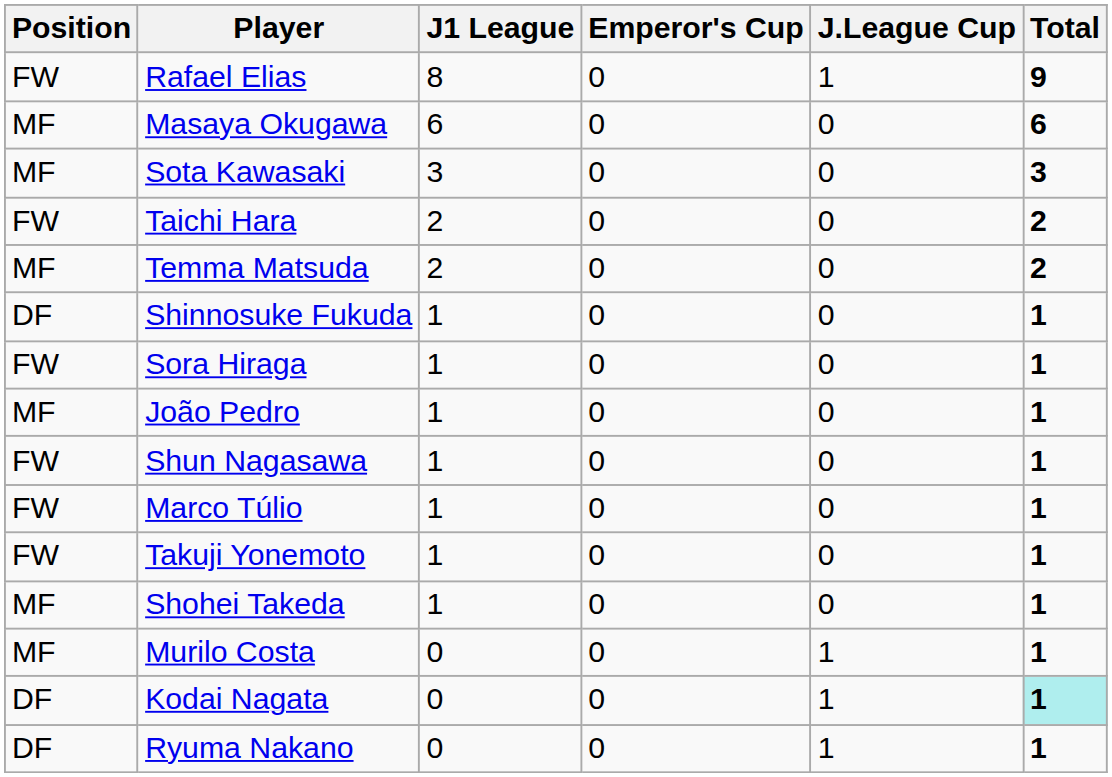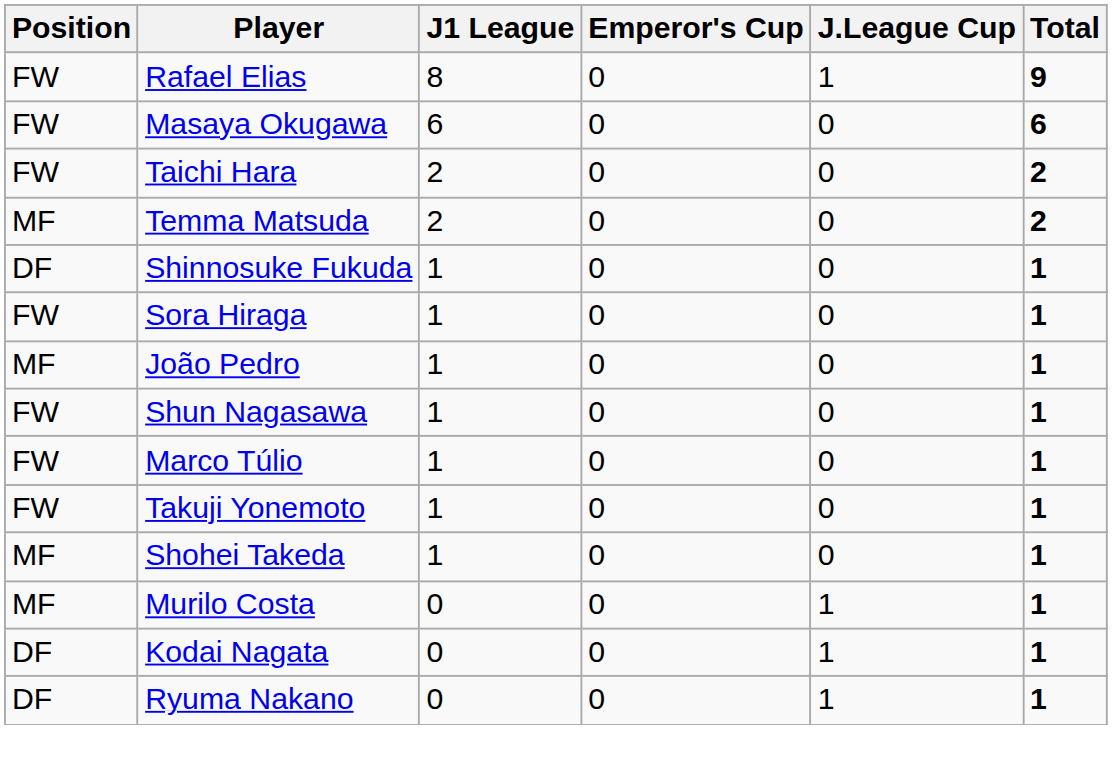(34, 124) MF -> (35, 124) FW
- row: (245, 172)
(1038, 699) paleturquoise background -> (1038, 651) no background
